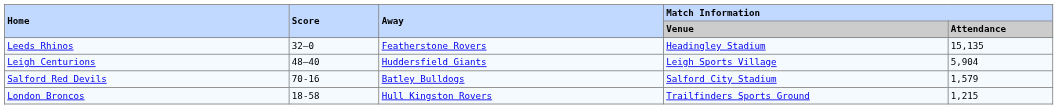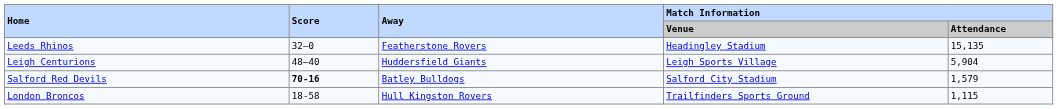(306, 79) normal -> (306, 79) bold
(965, 96) 1,215 -> (965, 96) 1,115
